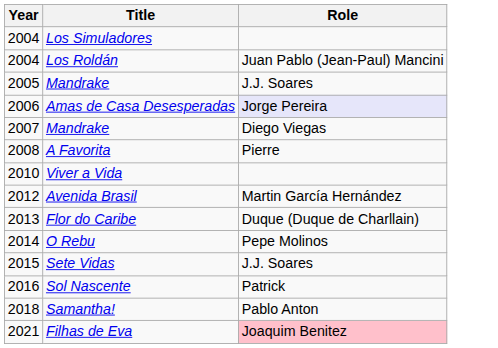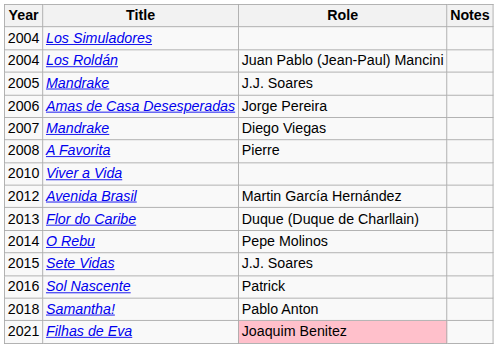+ column: (470, 15)
(284, 106) lavender background -> (284, 106) no background
